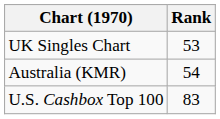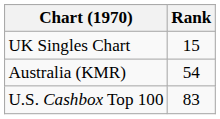(191, 45) 53 -> (191, 45) 15
